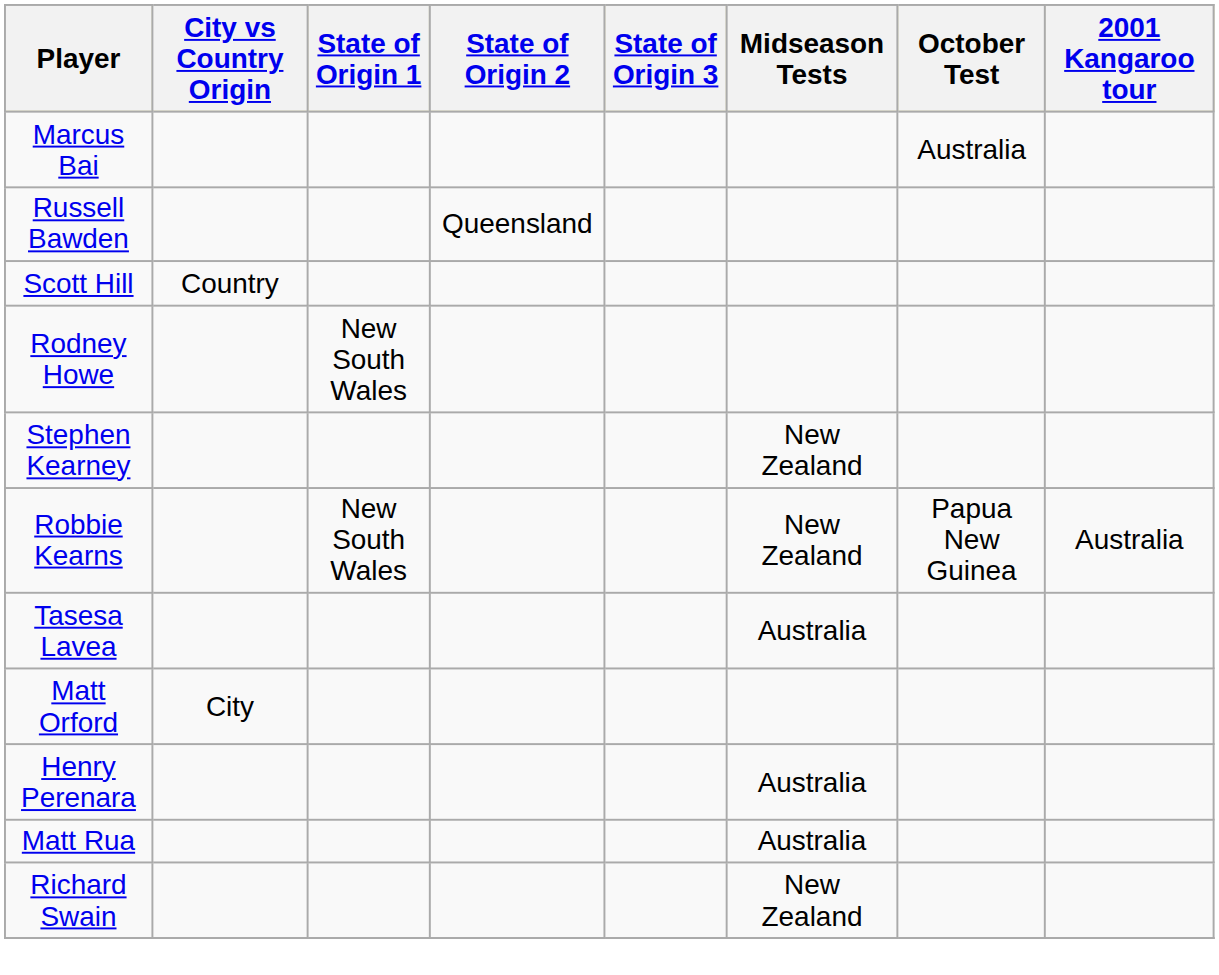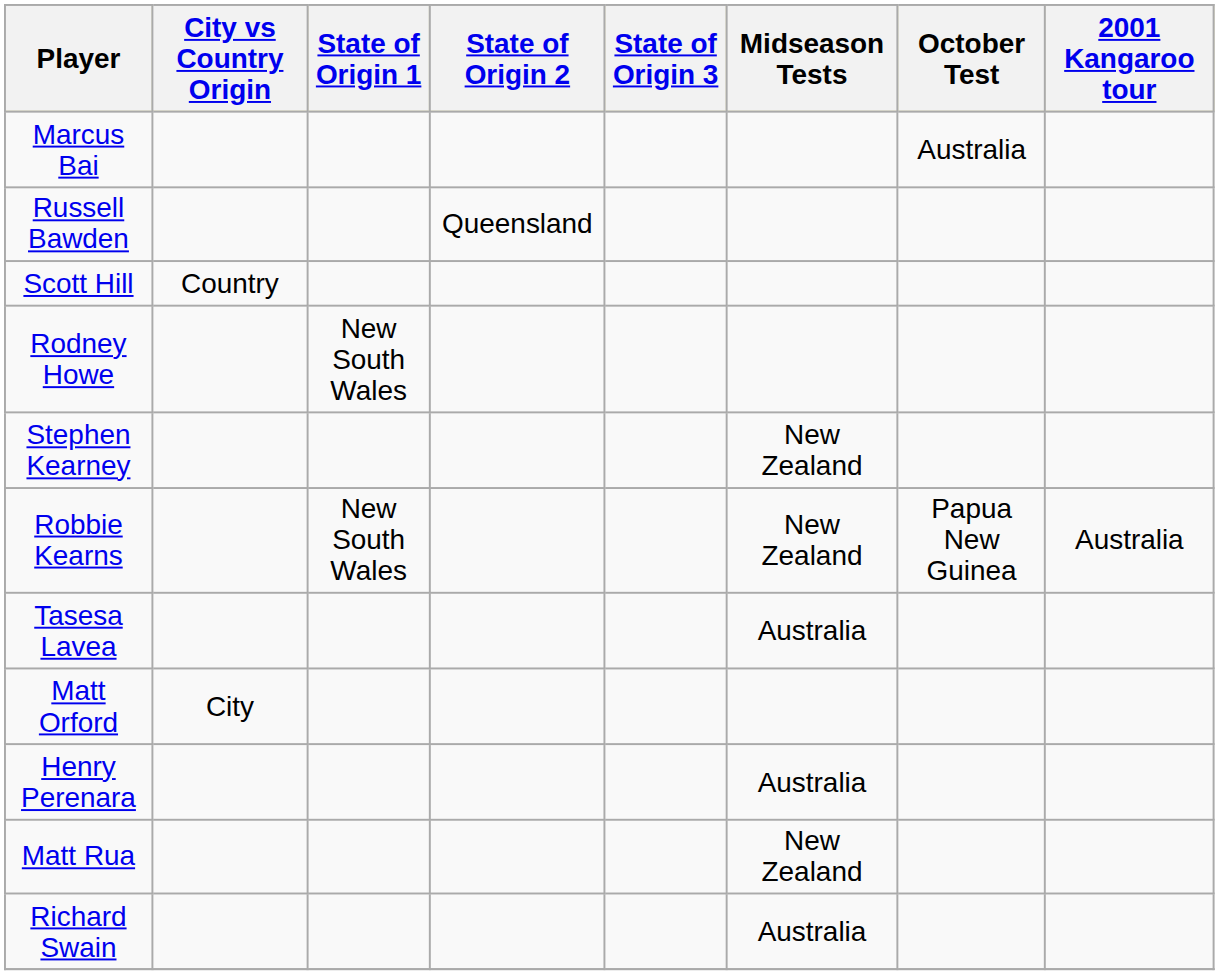(812, 841) Australia -> (812, 857) New Zealand
(812, 901) New Zealand -> (812, 932) Australia
